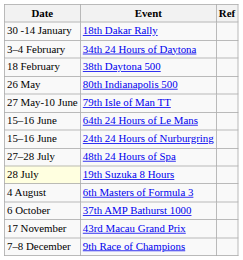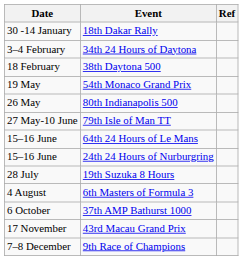+ row: (137, 84)
- row: (129, 156)
(23, 174) lightyellow background -> (23, 174) no background
